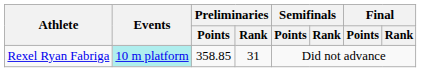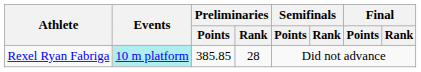(213, 56) 358.85 -> (213, 56) 385.85
(253, 56) 31 -> (253, 56) 28
